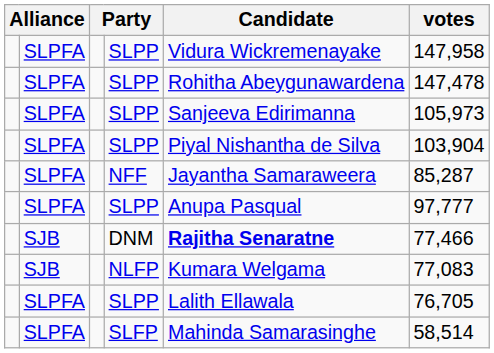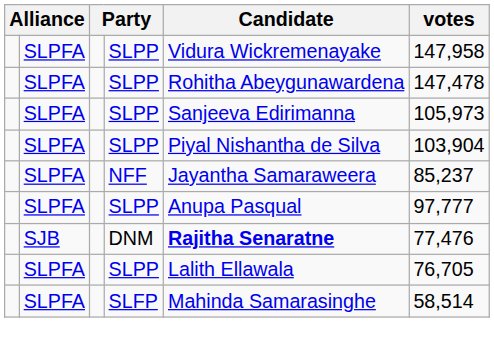(444, 176) 85,287 -> (444, 176) 85,237
(444, 238) 77,466 -> (444, 238) 77,476
- row: (42, 269)
